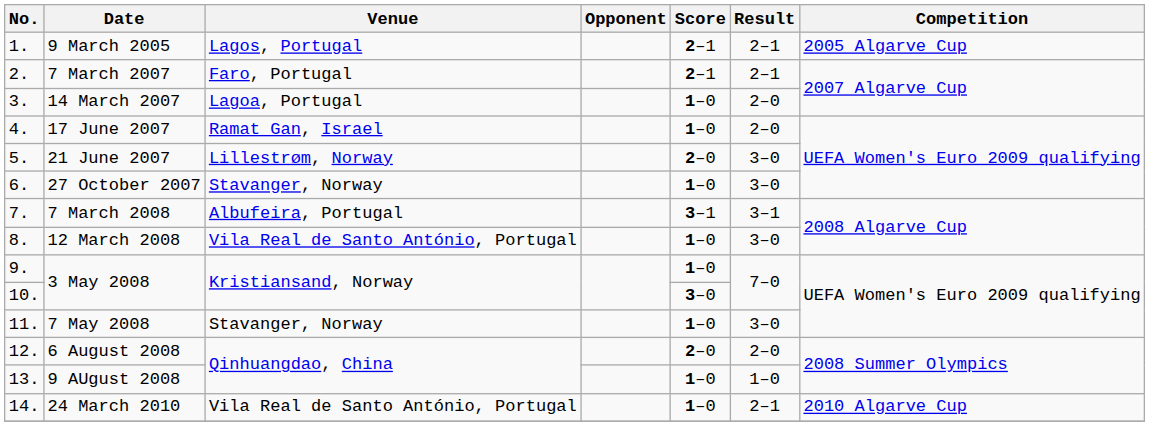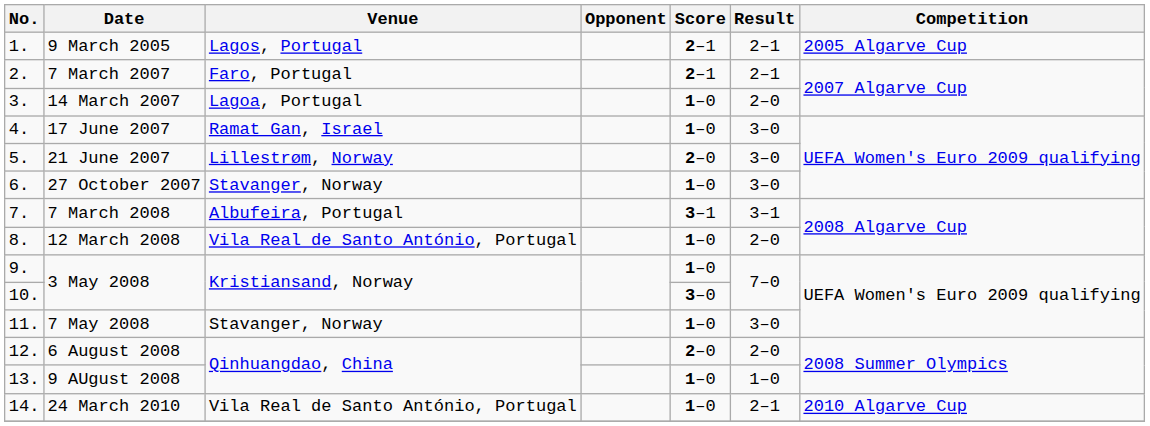(765, 130) 2–0 -> (765, 130) 3–0
(765, 241) 3–0 -> (765, 241) 2–0
